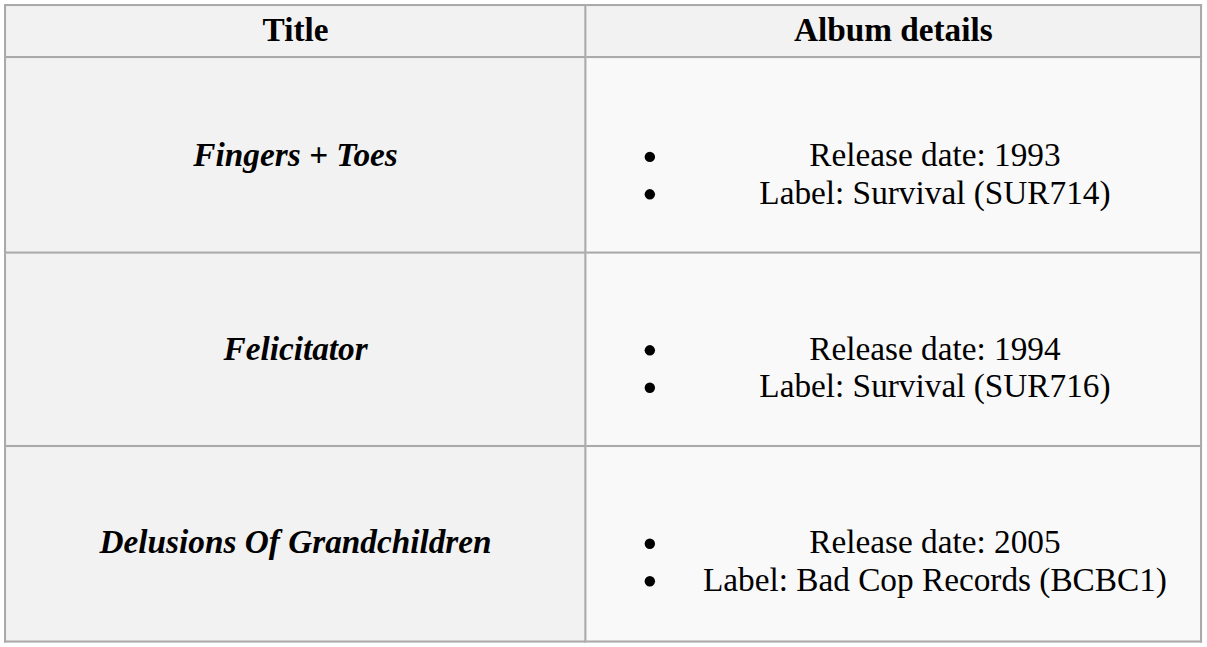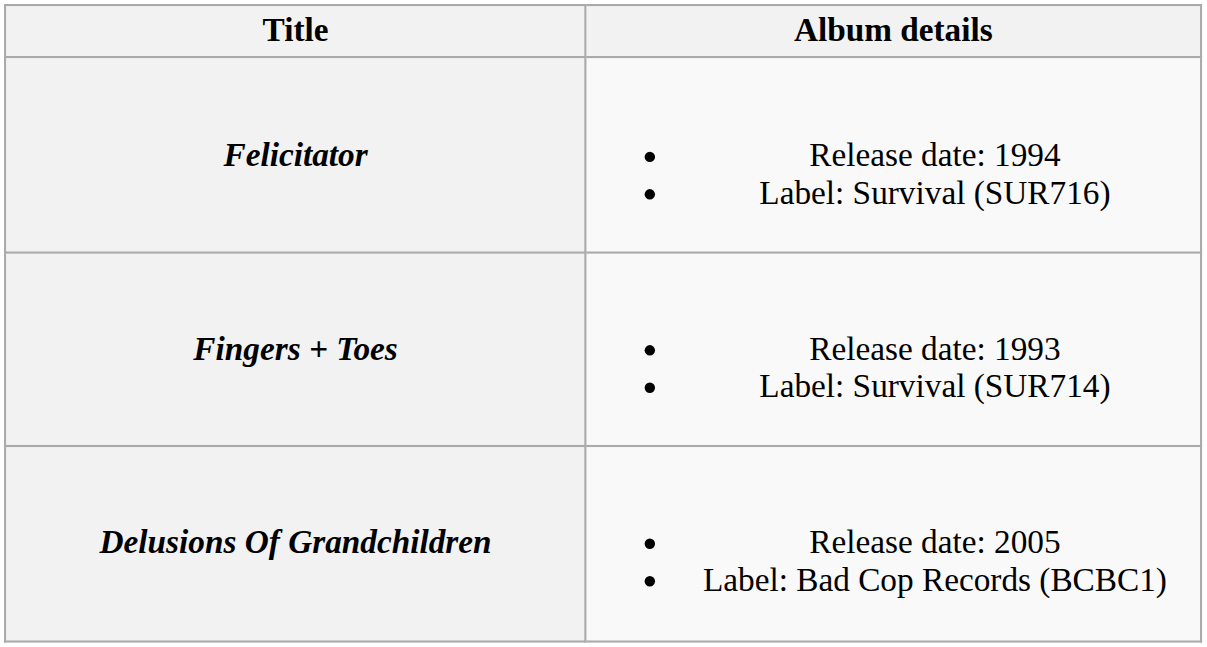rows swapped: (296, 154) <-> (296, 348)
